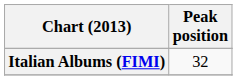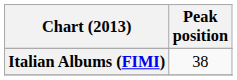(200, 61) 32 -> (200, 61) 38
